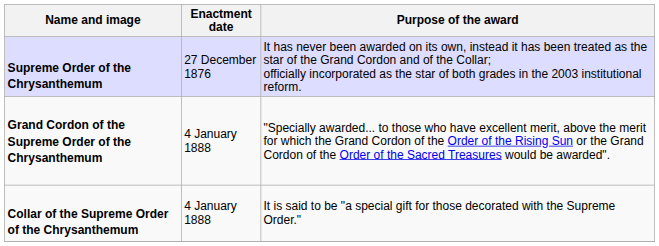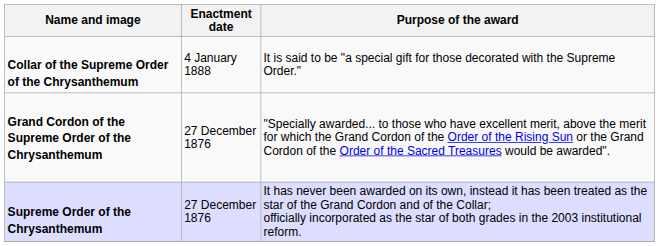rows swapped: (88, 222) <-> (69, 75)
(210, 141) 4 January 1888 -> (220, 137) 27 December 1876
